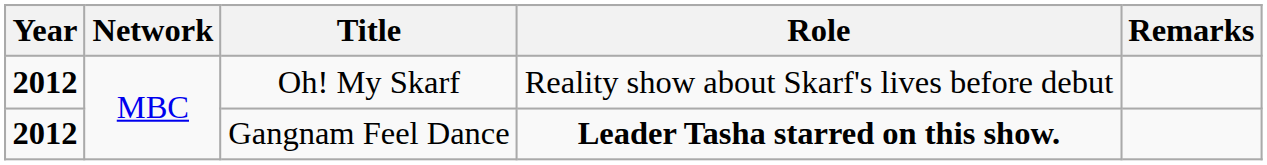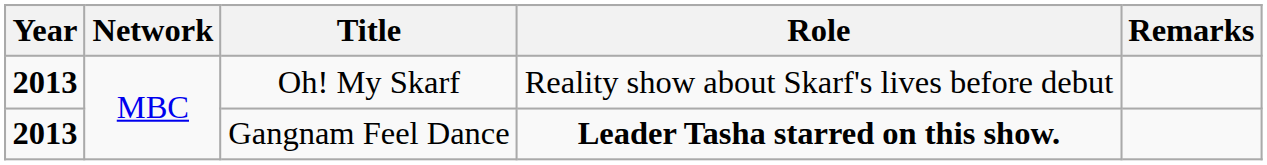(45, 81) 2012 -> (45, 81) 2013
(45, 133) 2012 -> (45, 133) 2013
